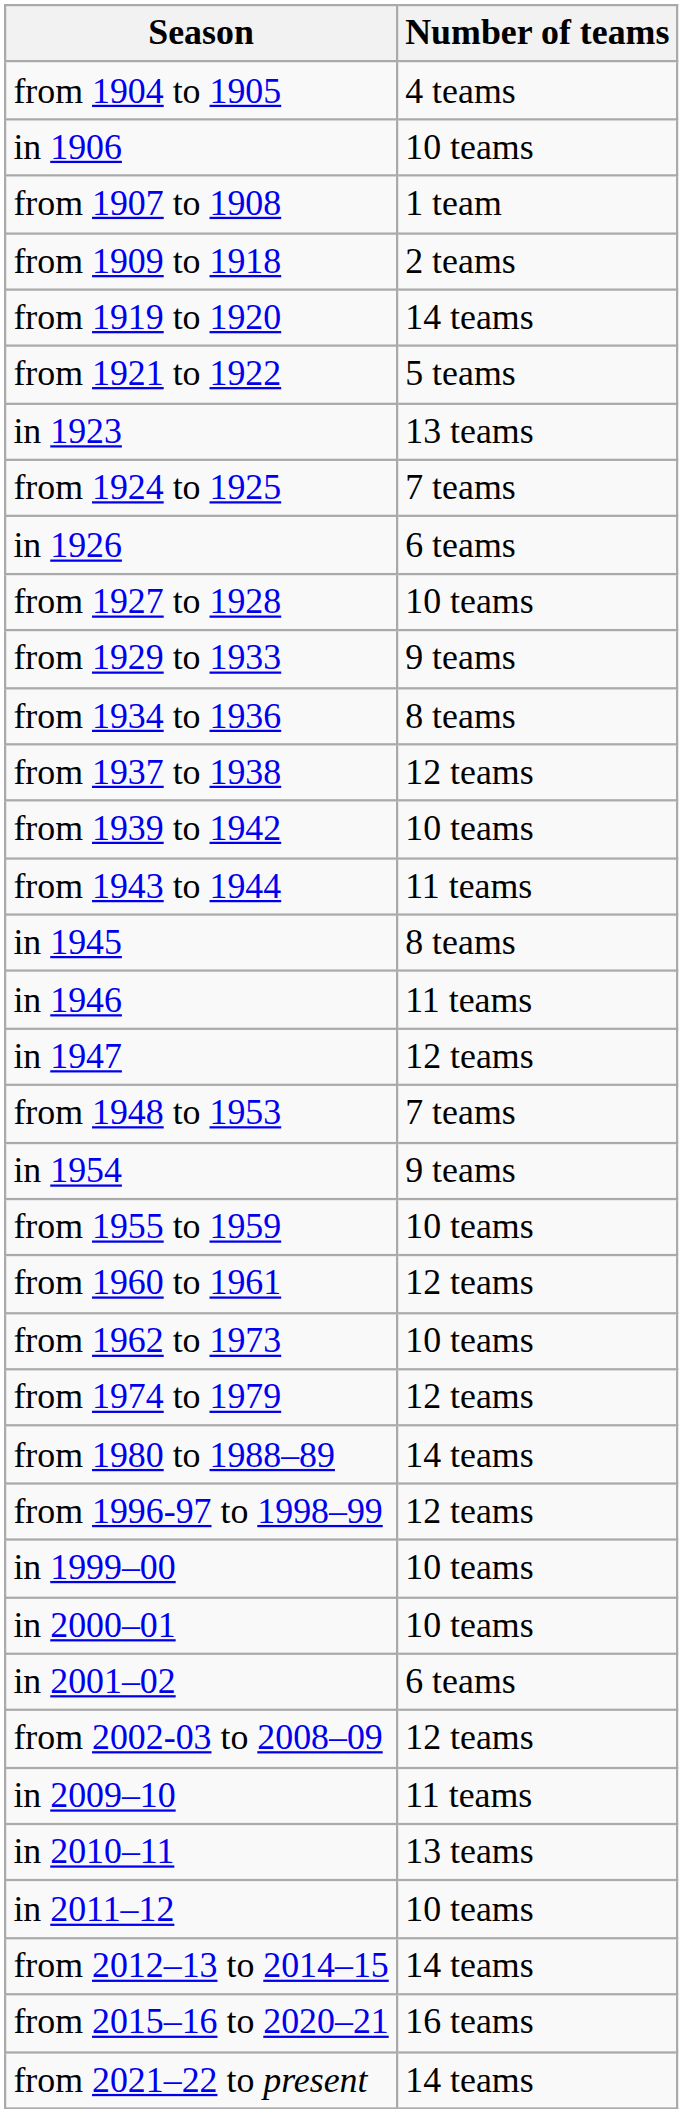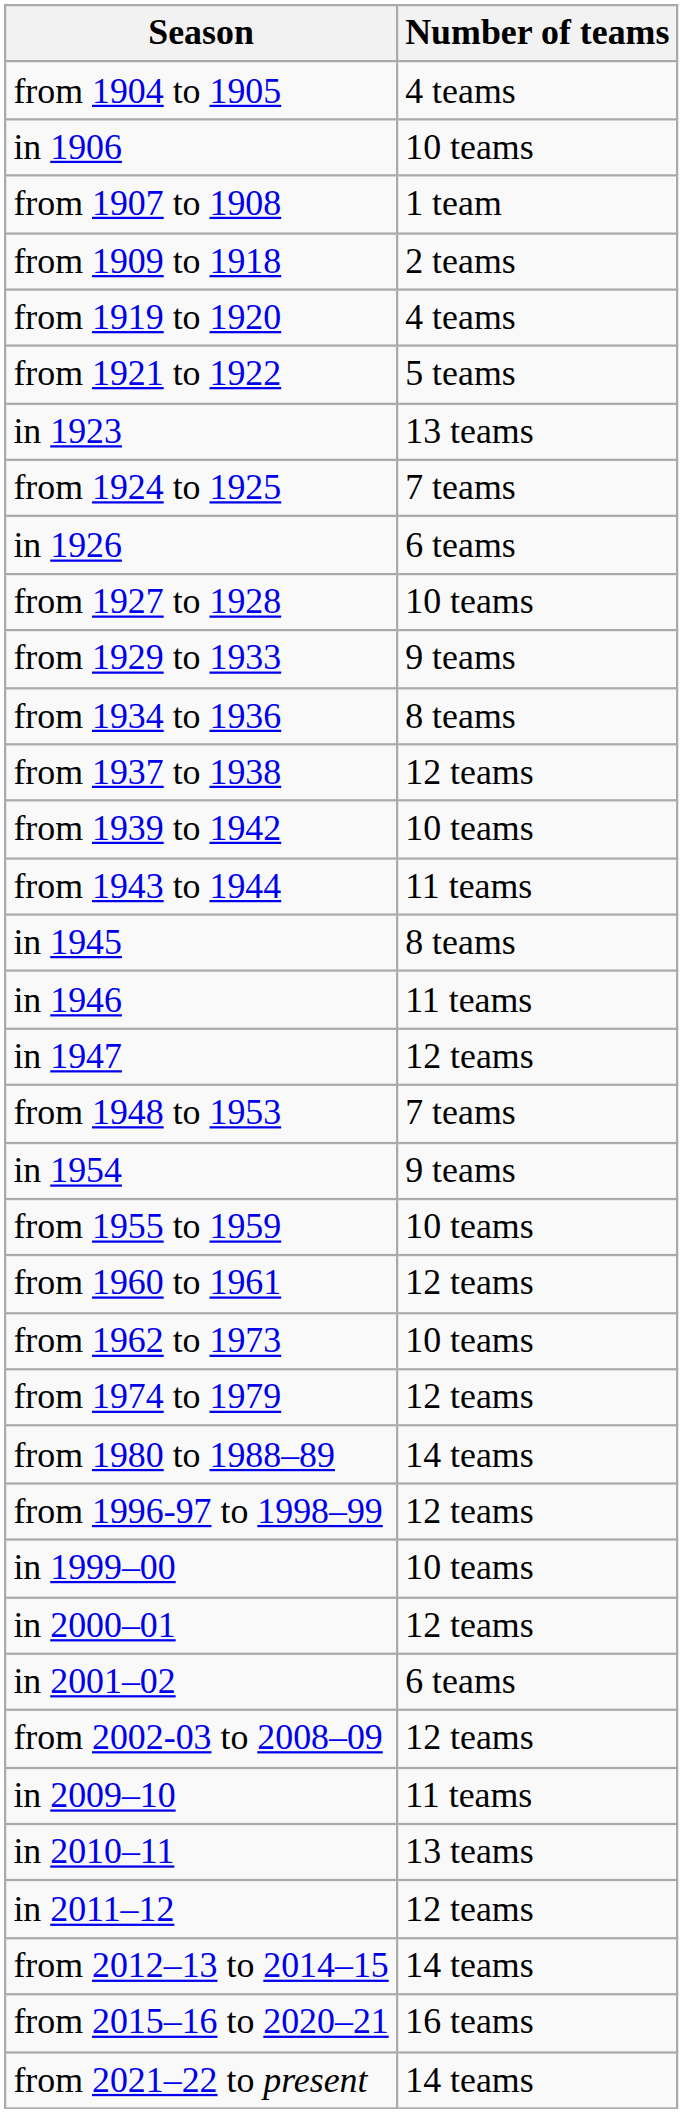(469, 317) 14 teams -> (460, 317) 4 teams
(469, 1624) 10 teams -> (469, 1624) 12 teams
(469, 1908) 10 teams -> (469, 1908) 12 teams
